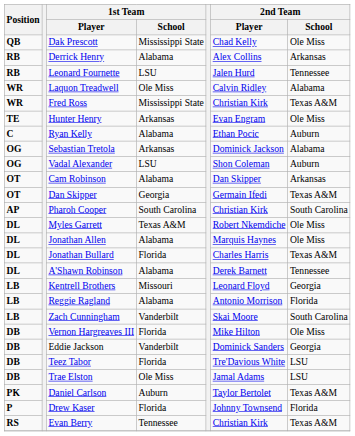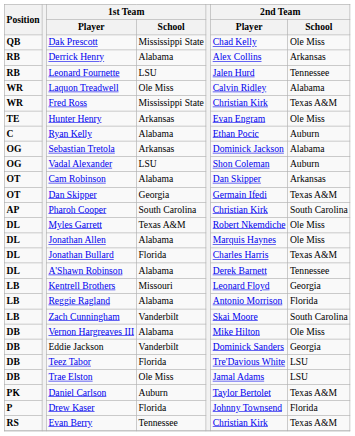(152, 331) Florida -> (156, 331) Alabama
